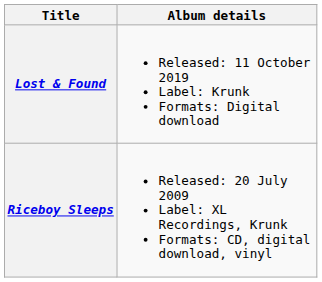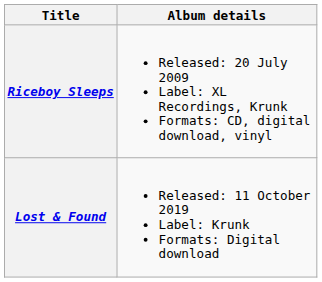rows swapped: (61, 210) <-> (61, 84)
